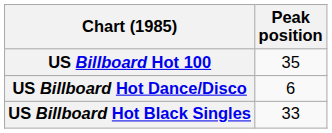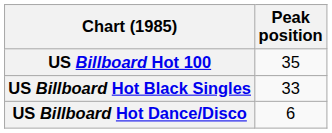rows swapped: (130, 88) <-> (130, 114)
